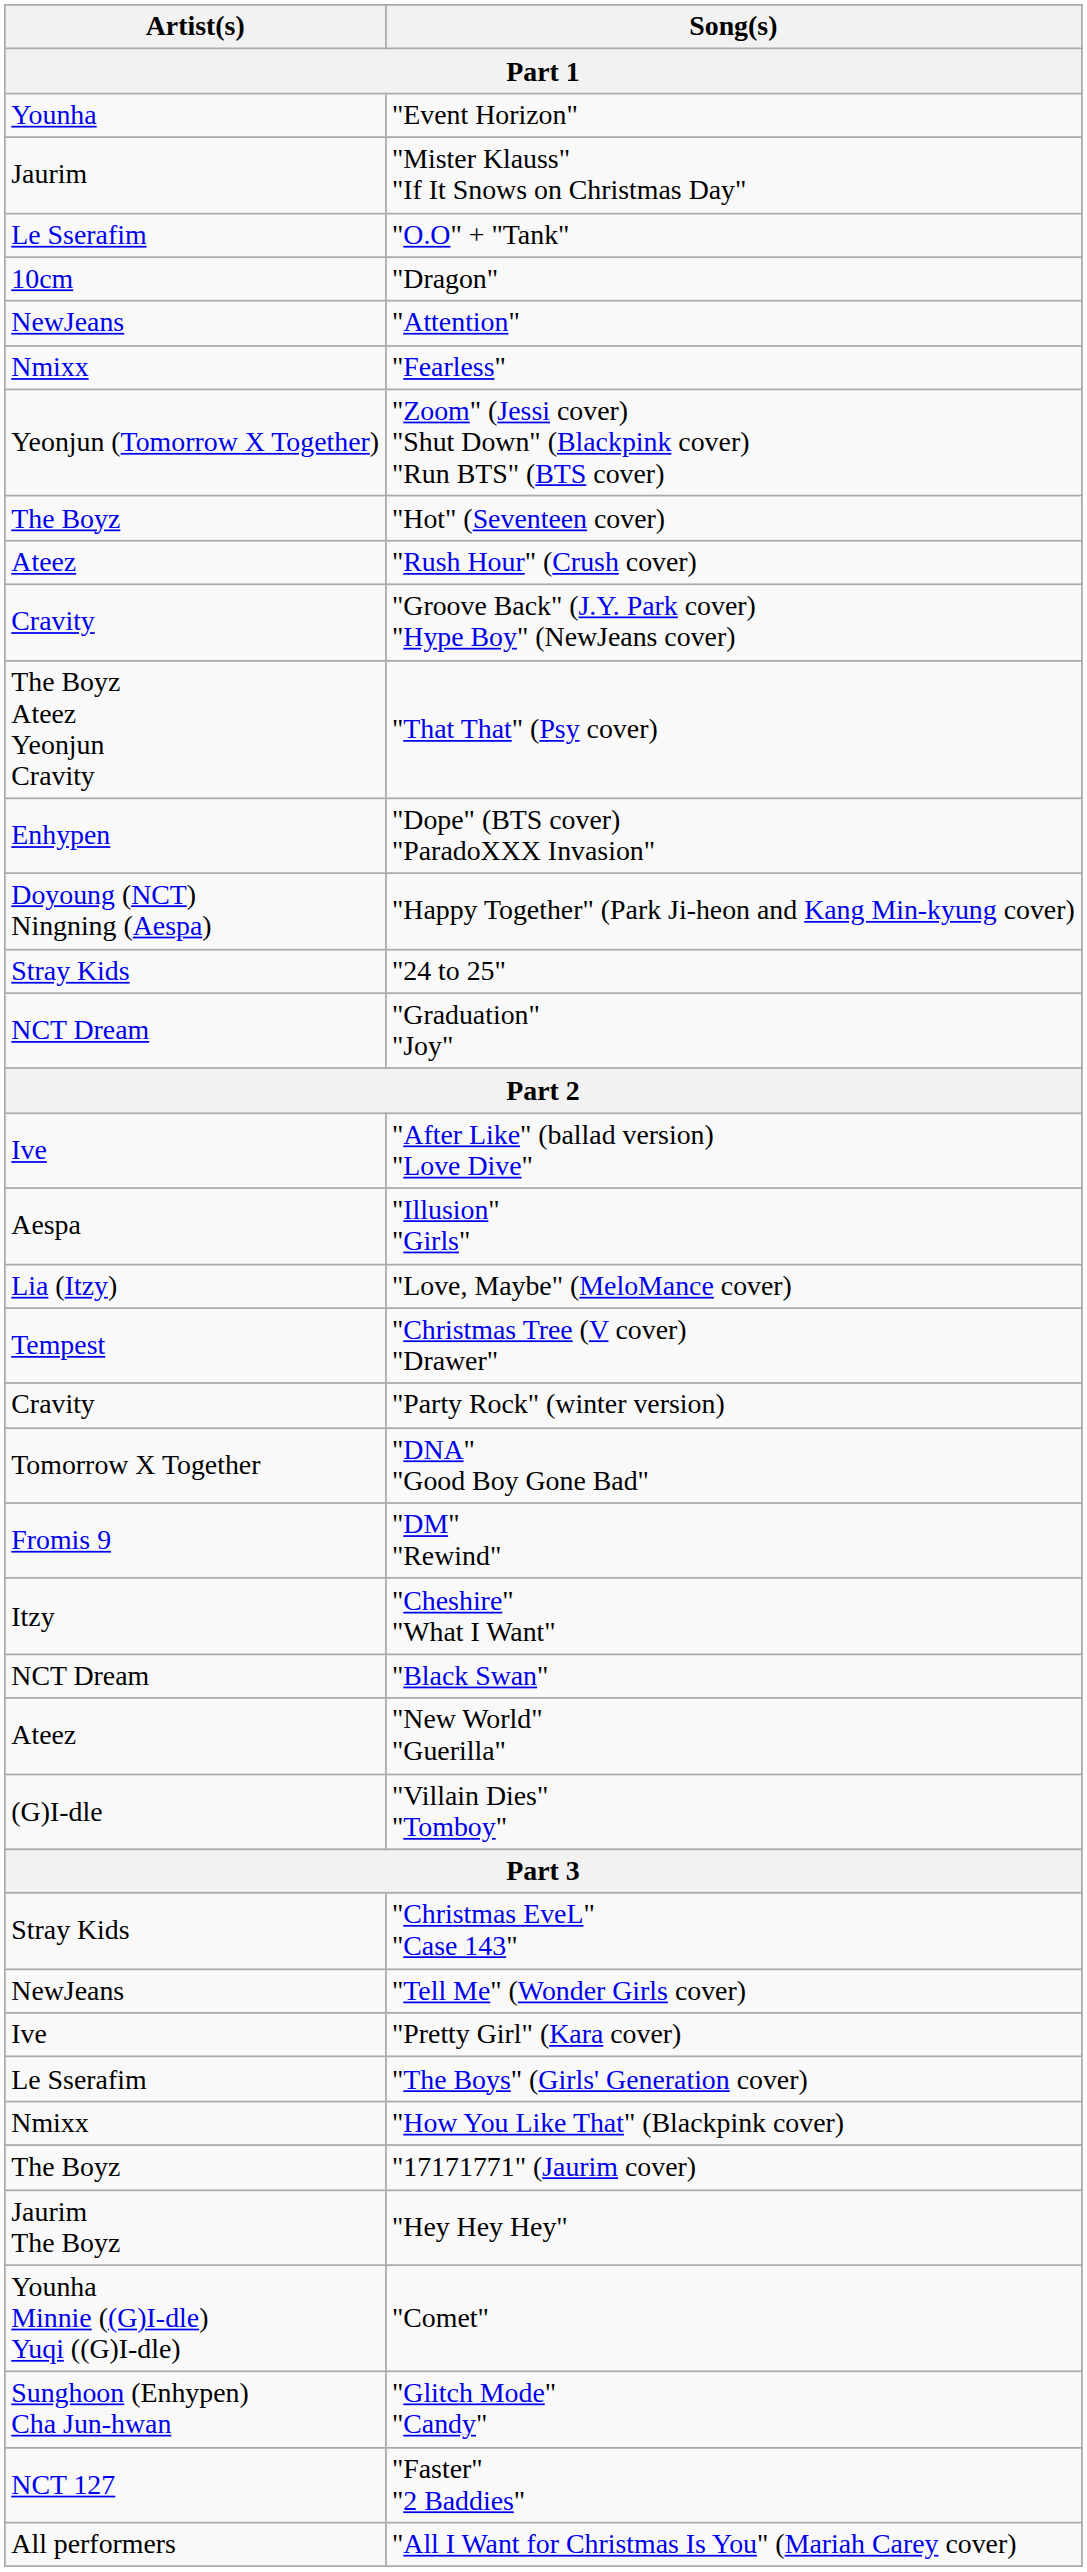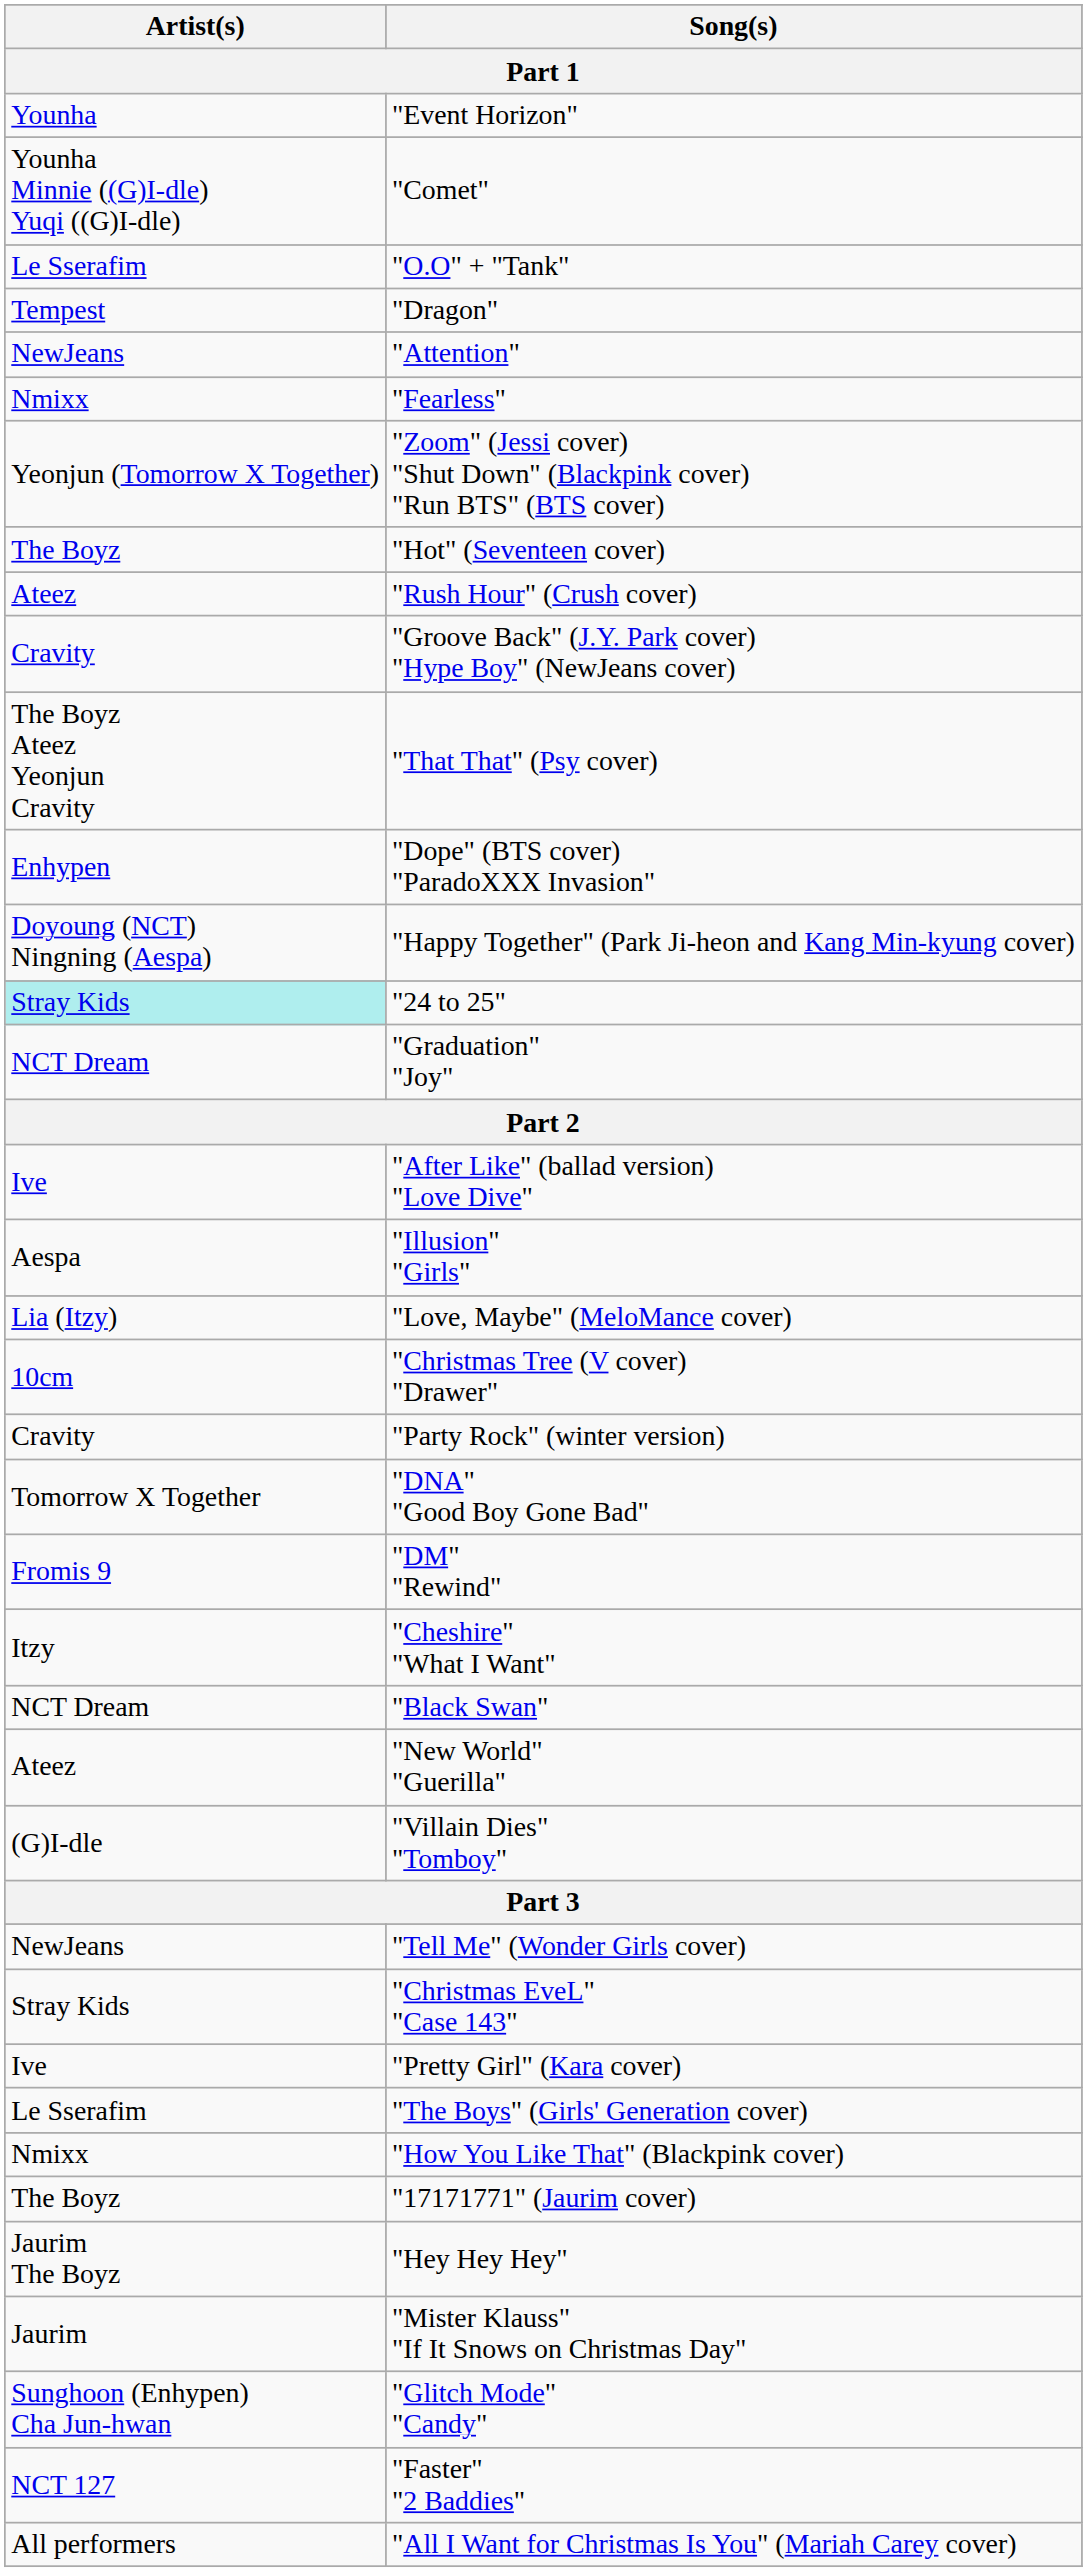rows swapped: (440, 2317) <-> (569, 174)
(42, 278) 10cm -> (58, 309) Tempest
(70, 970) no background -> (70, 1002) paleturquoise background
(58, 1345) Tempest -> (42, 1376) 10cm
rows swapped: (493, 1930) <-> (569, 1990)
